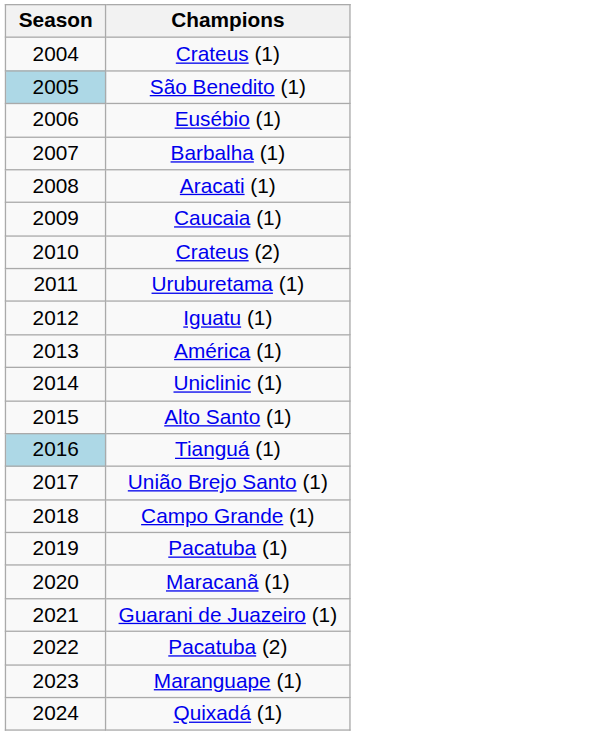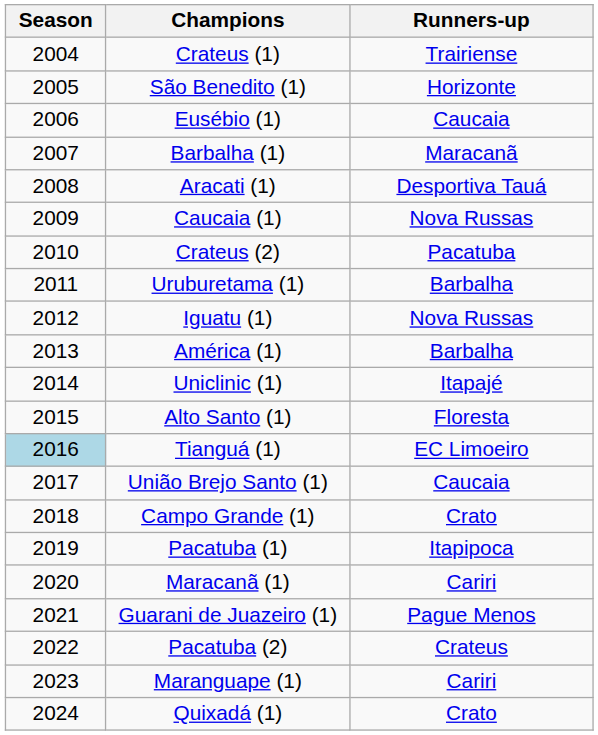+ column: (471, 20)
(56, 86) lightblue background -> (56, 86) no background
